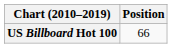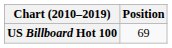(144, 33) 66 -> (144, 33) 69
